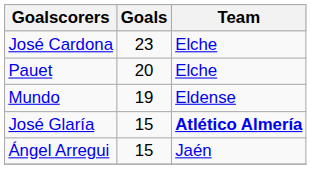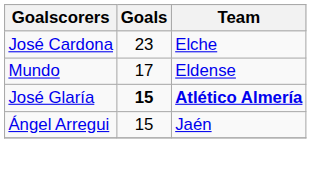- row: (30, 71)
(144, 97) 19 -> (144, 71) 17
(144, 124) normal -> (144, 97) bold
